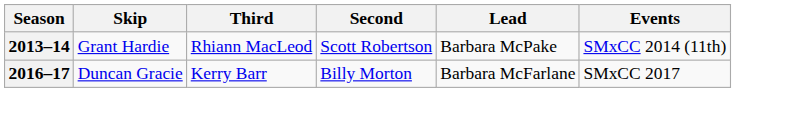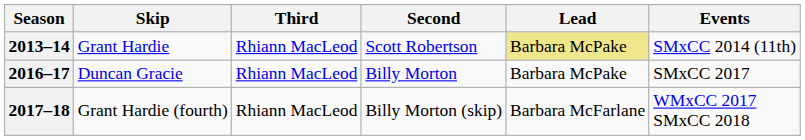(499, 45) no background -> (568, 45) khaki background
(229, 73) Kerry Barr -> (297, 73) Rhiann MacLeod
(508, 73) Barbara McFarlane -> (568, 73) Barbara McPake
+ row: (39, 111)
